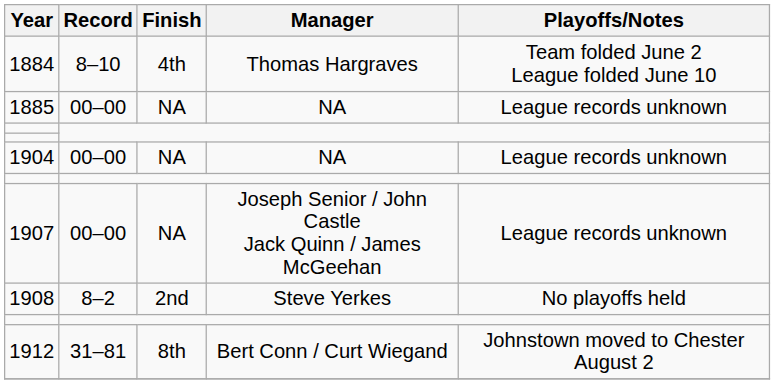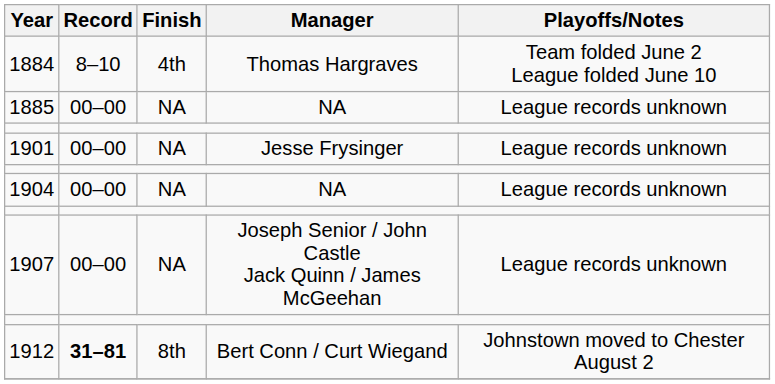+ row: (32, 148)
- row: (32, 298)
(98, 351) normal -> (98, 351) bold
